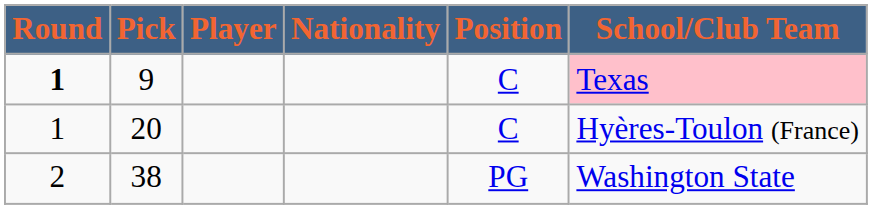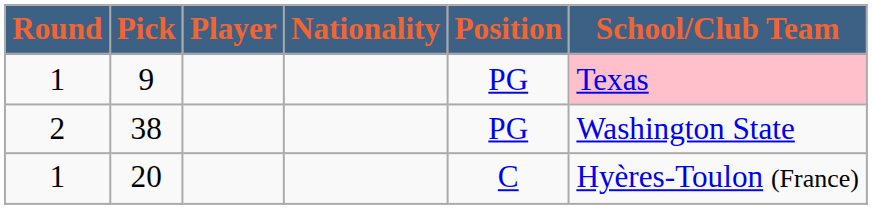(57, 78) bold -> (57, 78) normal
(508, 78) C -> (508, 78) PG
rows swapped: (146, 128) <-> (146, 177)
